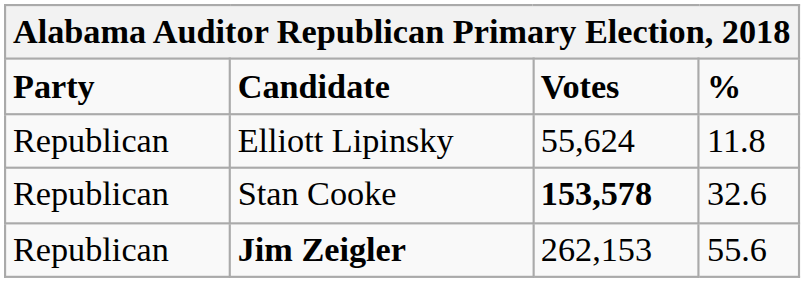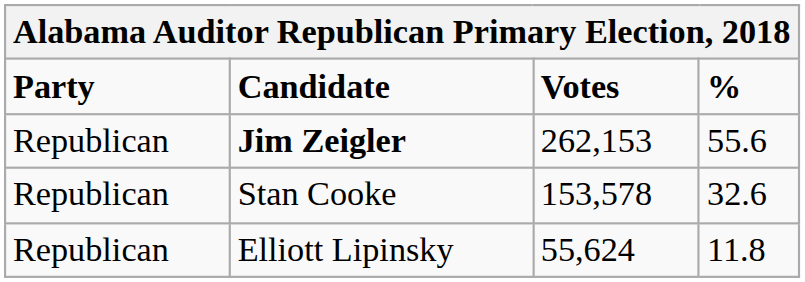rows swapped: (322, 248) <-> (346, 140)
(596, 194) bold -> (596, 194) normal
